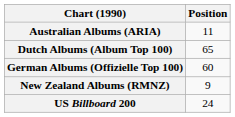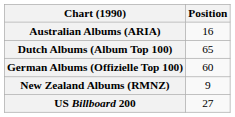(208, 31) 11 -> (208, 31) 16
(208, 103) 24 -> (208, 103) 27
